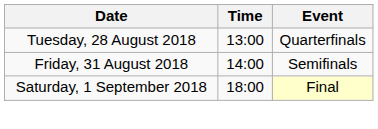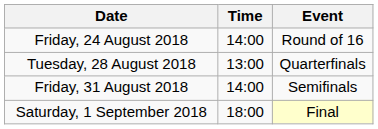+ row: (111, 40)
